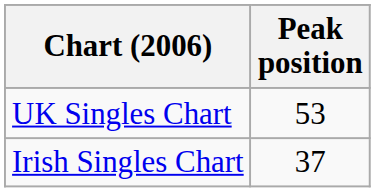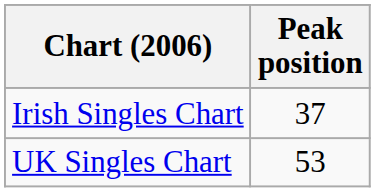rows swapped: (128, 161) <-> (122, 112)
